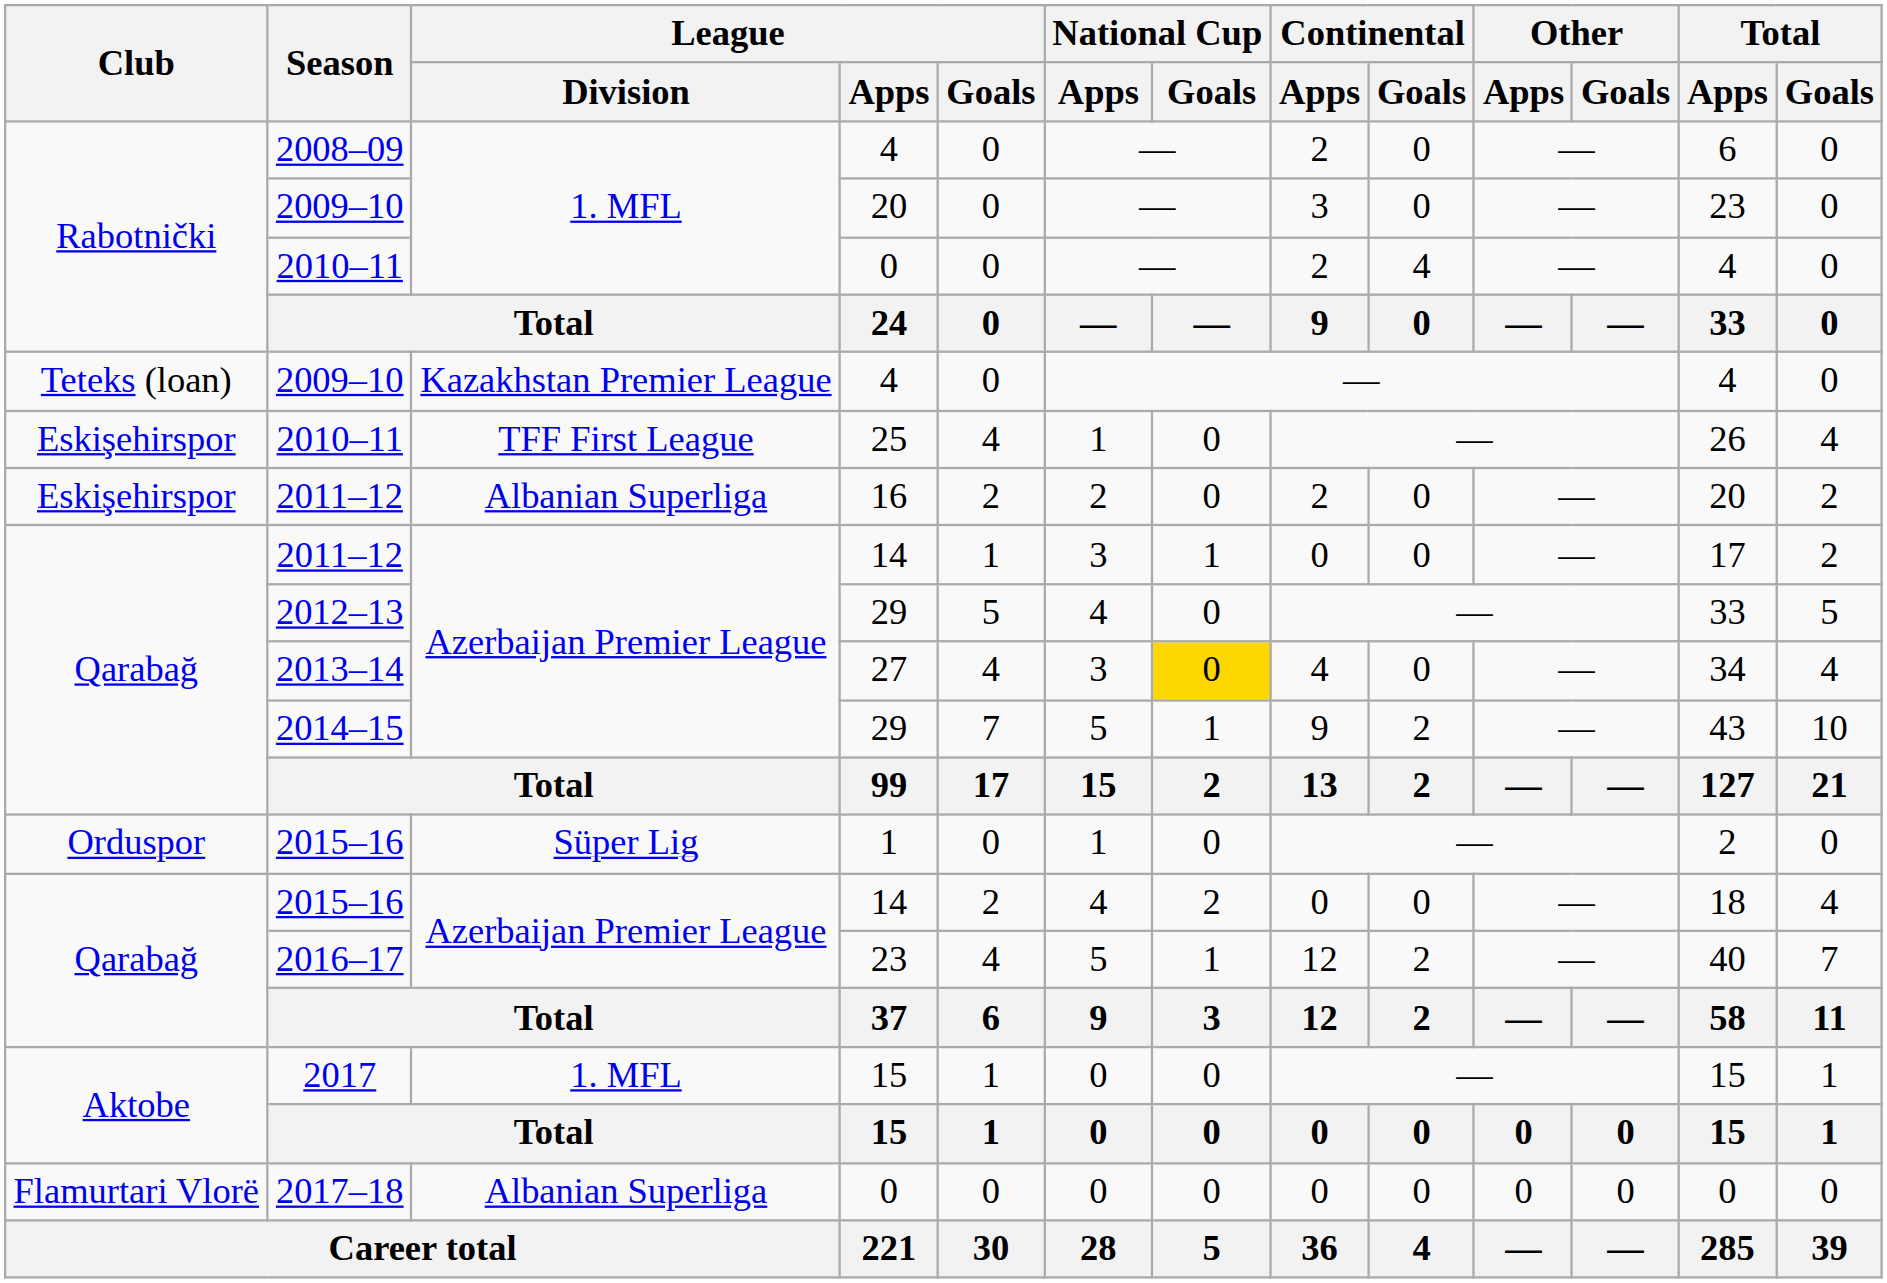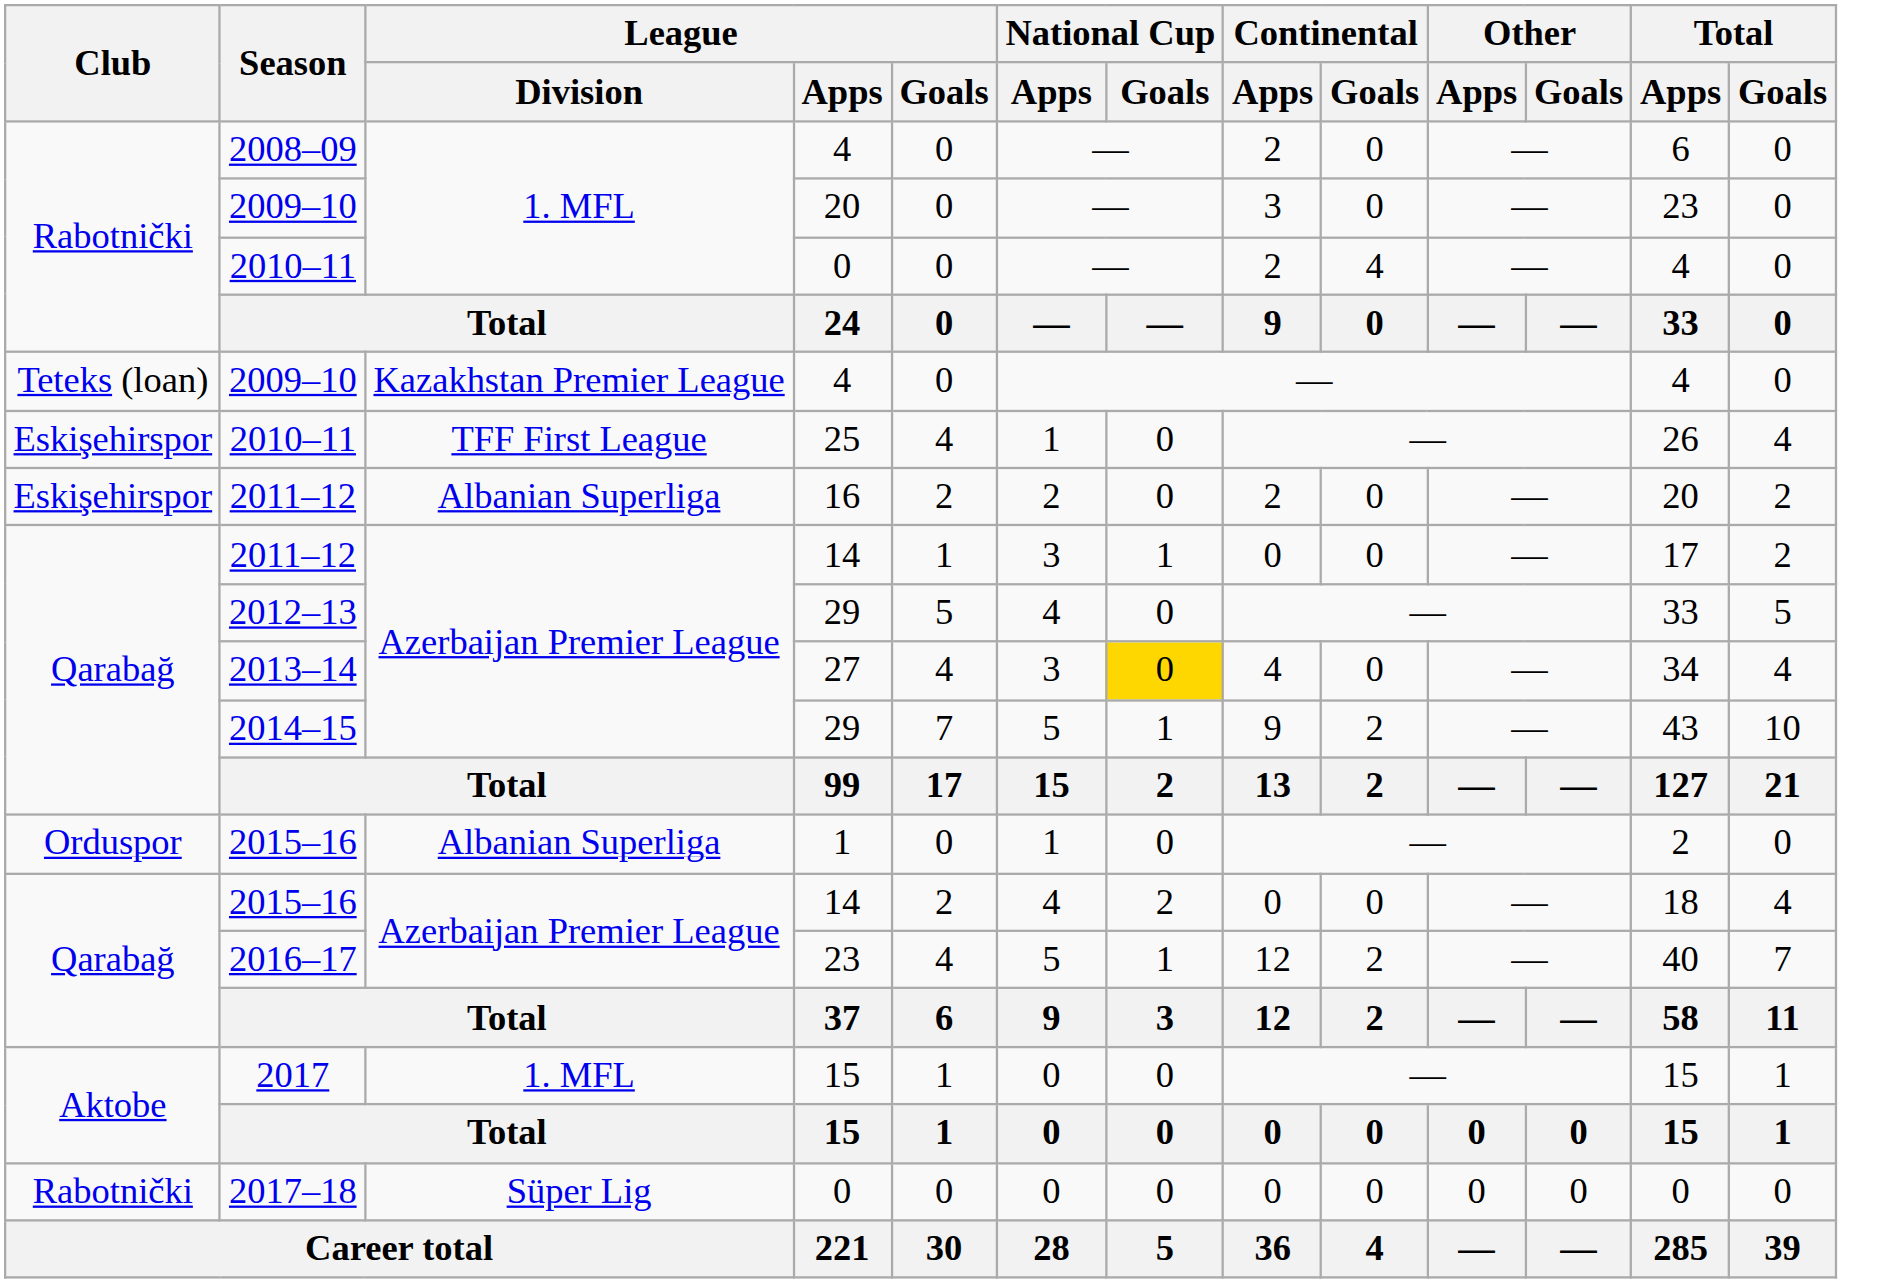(626, 843) Süper Lig -> (579, 843) Albanian Superliga
(136, 1190) Flamurtari Vlorë -> (113, 1190) Rabotnički
(626, 1190) Albanian Superliga -> (579, 1190) Süper Lig
